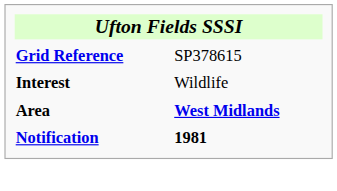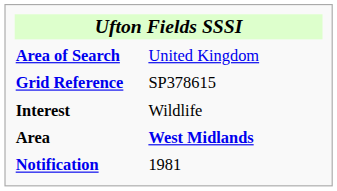+ row: (68, 55)
(191, 137) bold -> (165, 165) normal
